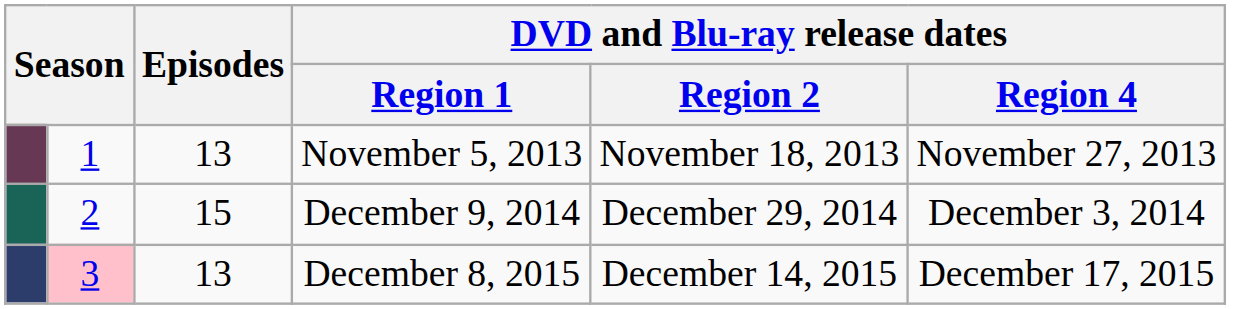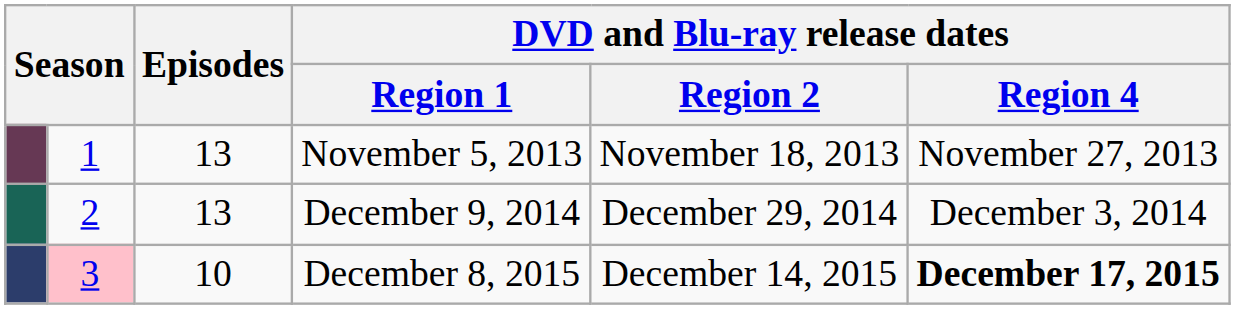(213, 213) 15 -> (213, 213) 13
(213, 272) 13 -> (213, 272) 10
(1066, 272) normal -> (1068, 272) bold
